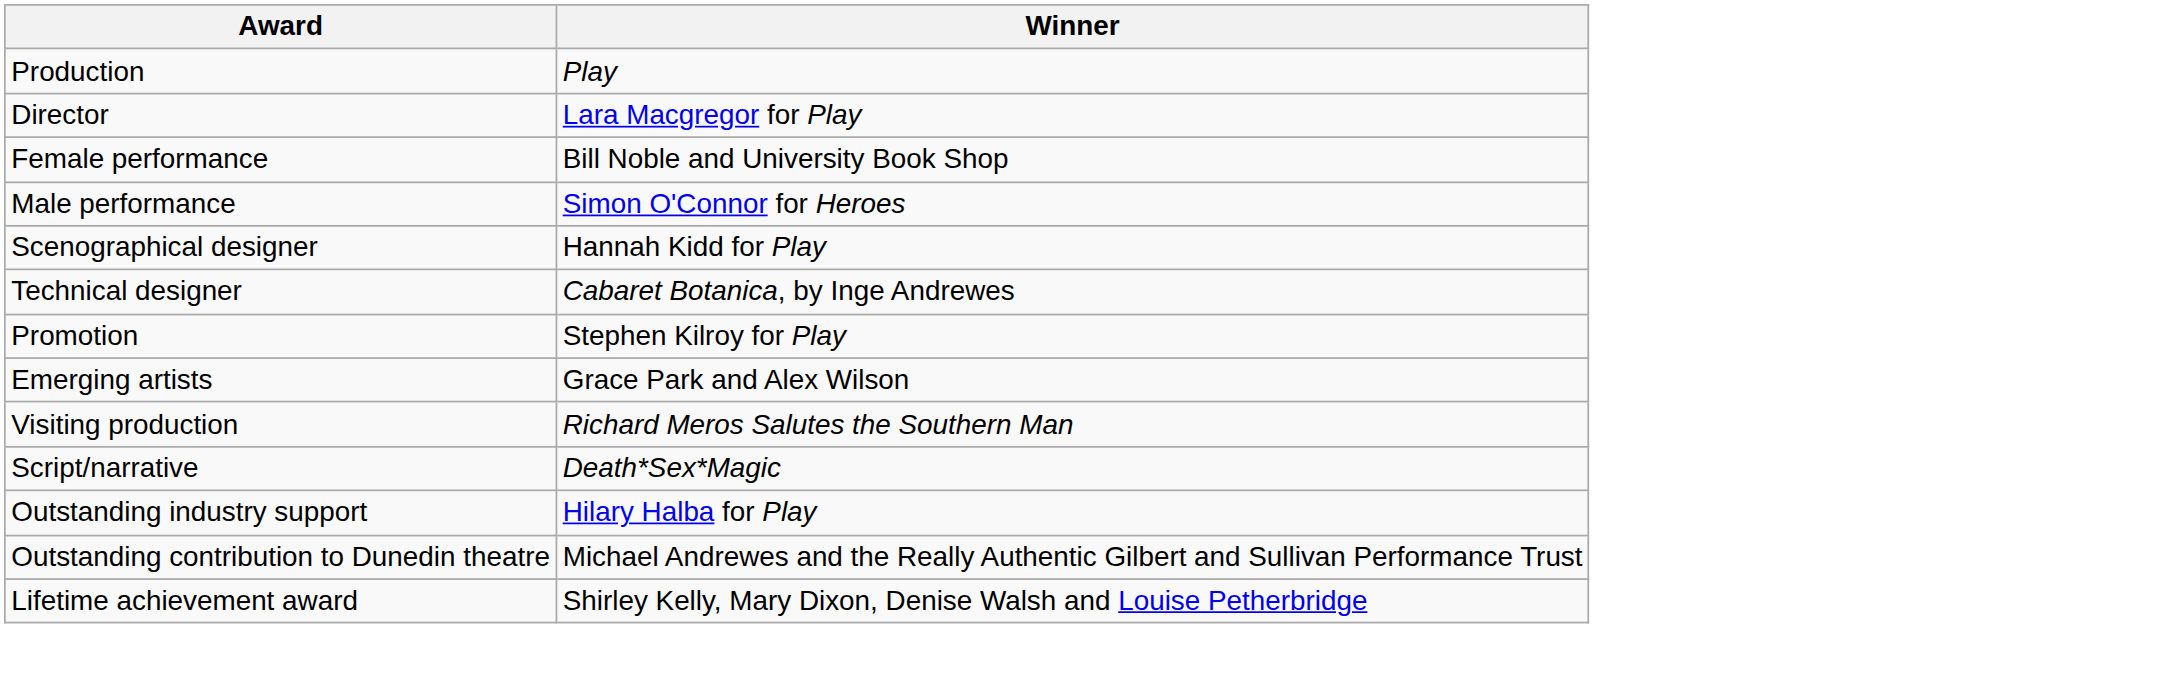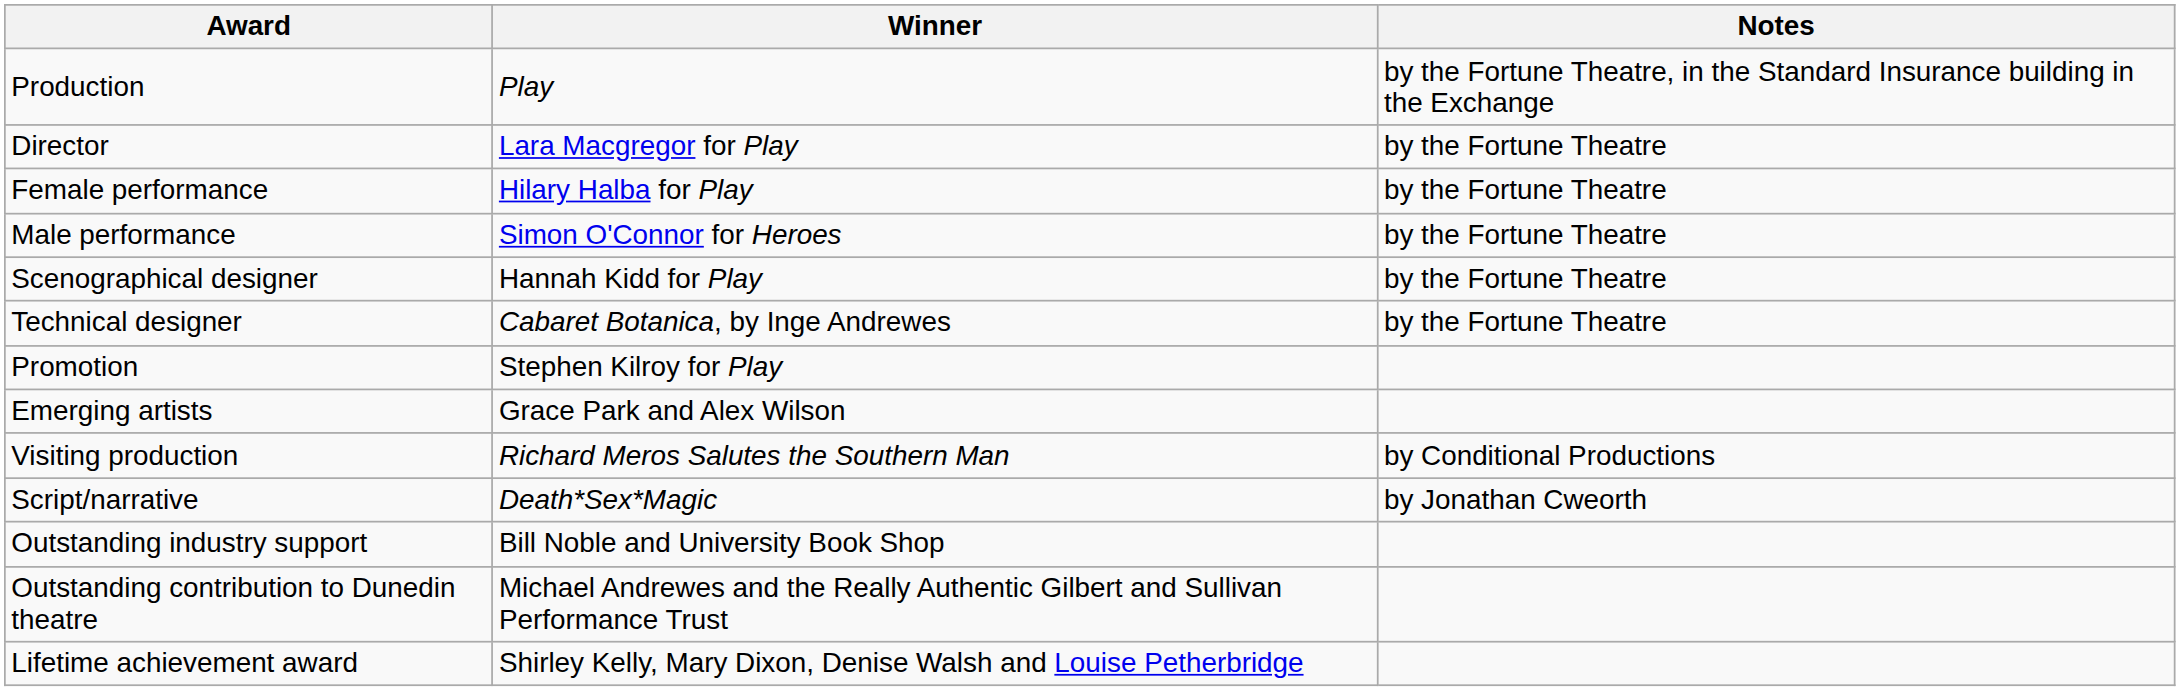+ column: (1776, 26)
(786, 159) Bill Noble and University Book Shop -> (626, 190) Hilary Halba for Play
(690, 512) Hilary Halba for Play -> (722, 543) Bill Noble and University Book Shop
